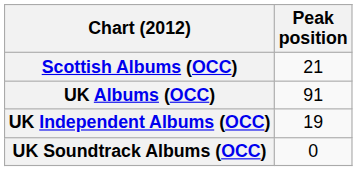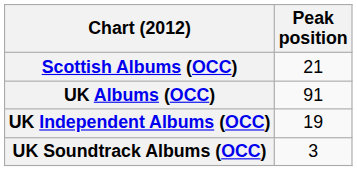(313, 151) 0 -> (313, 151) 3
